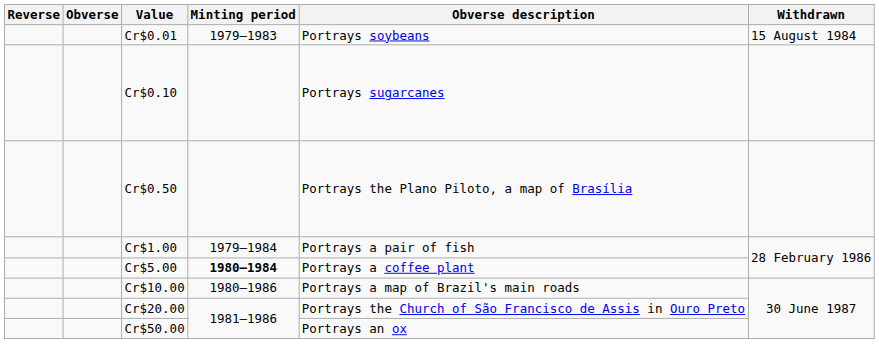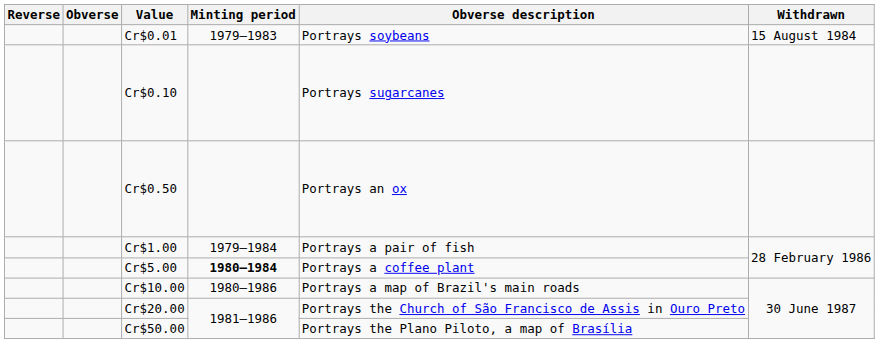(467, 189) Portrays the Plano Piloto, a map of Brasília -> (354, 189) Portrays an ox
(354, 329) Portrays an ox -> (467, 329) Portrays the Plano Piloto, a map of Brasília
